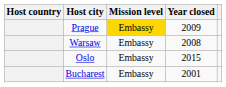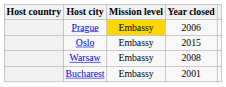(191, 27) 2009 -> (191, 27) 2006
rows swapped: (85, 58) <-> (85, 43)
